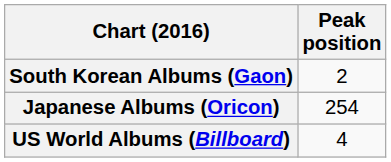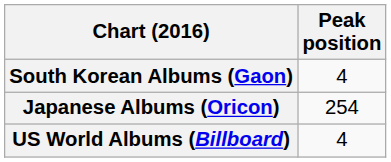(342, 75) 2 -> (342, 75) 4
